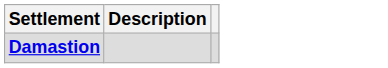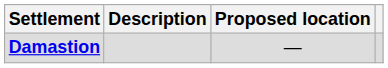+ column: (293, 18)
